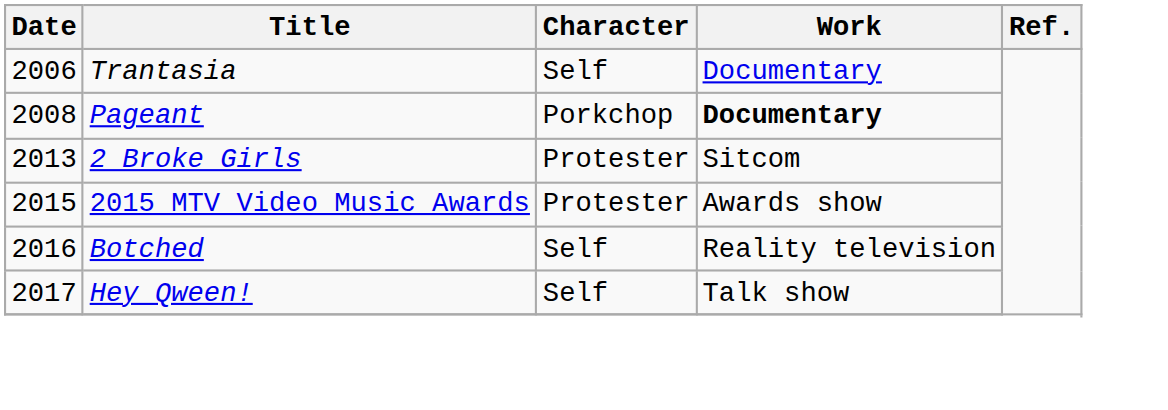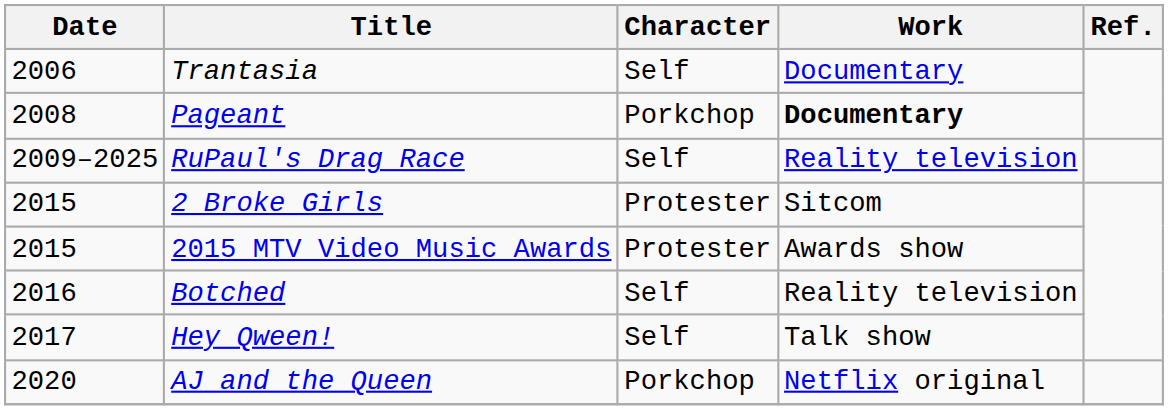+ row: (318, 160)
(44, 160) 2013 -> (44, 204) 2015
+ row: (302, 381)
